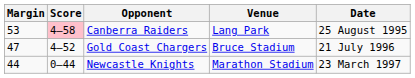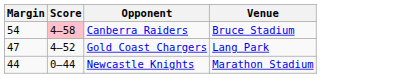- column: (363, 13)
(13, 30) 53 -> (13, 30) 54
(241, 30) Lang Park -> (253, 30) Bruce Stadium
(253, 47) Bruce Stadium -> (241, 47) Lang Park
